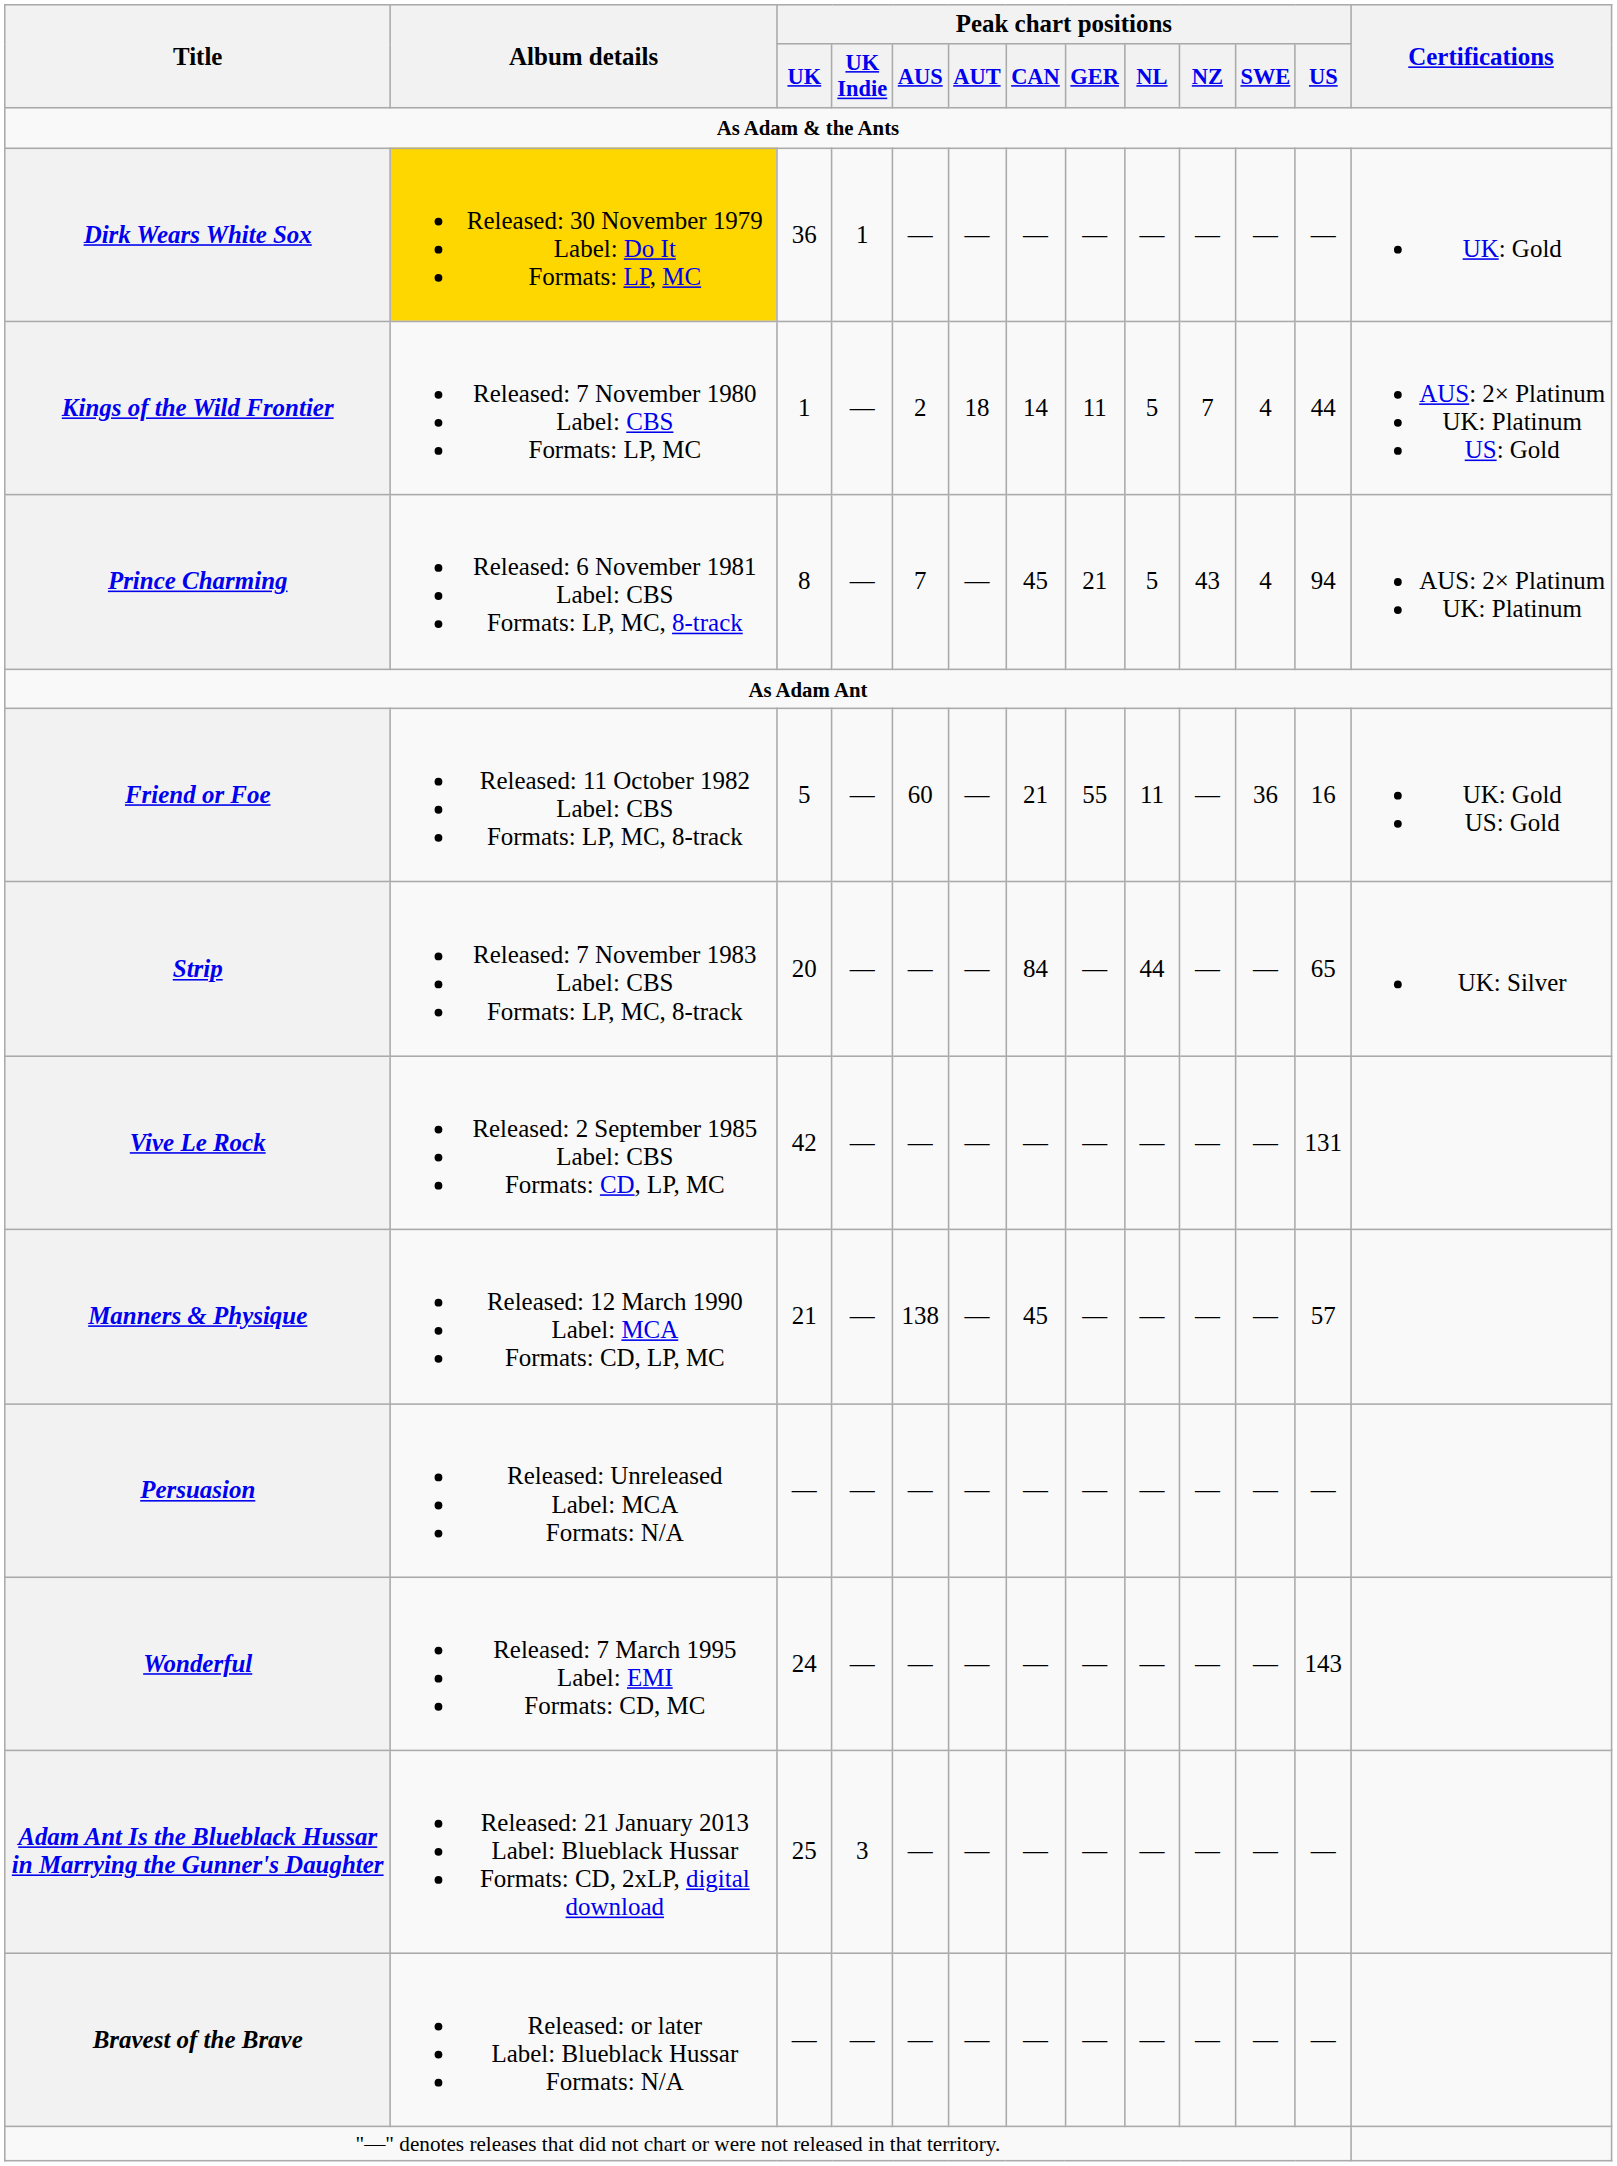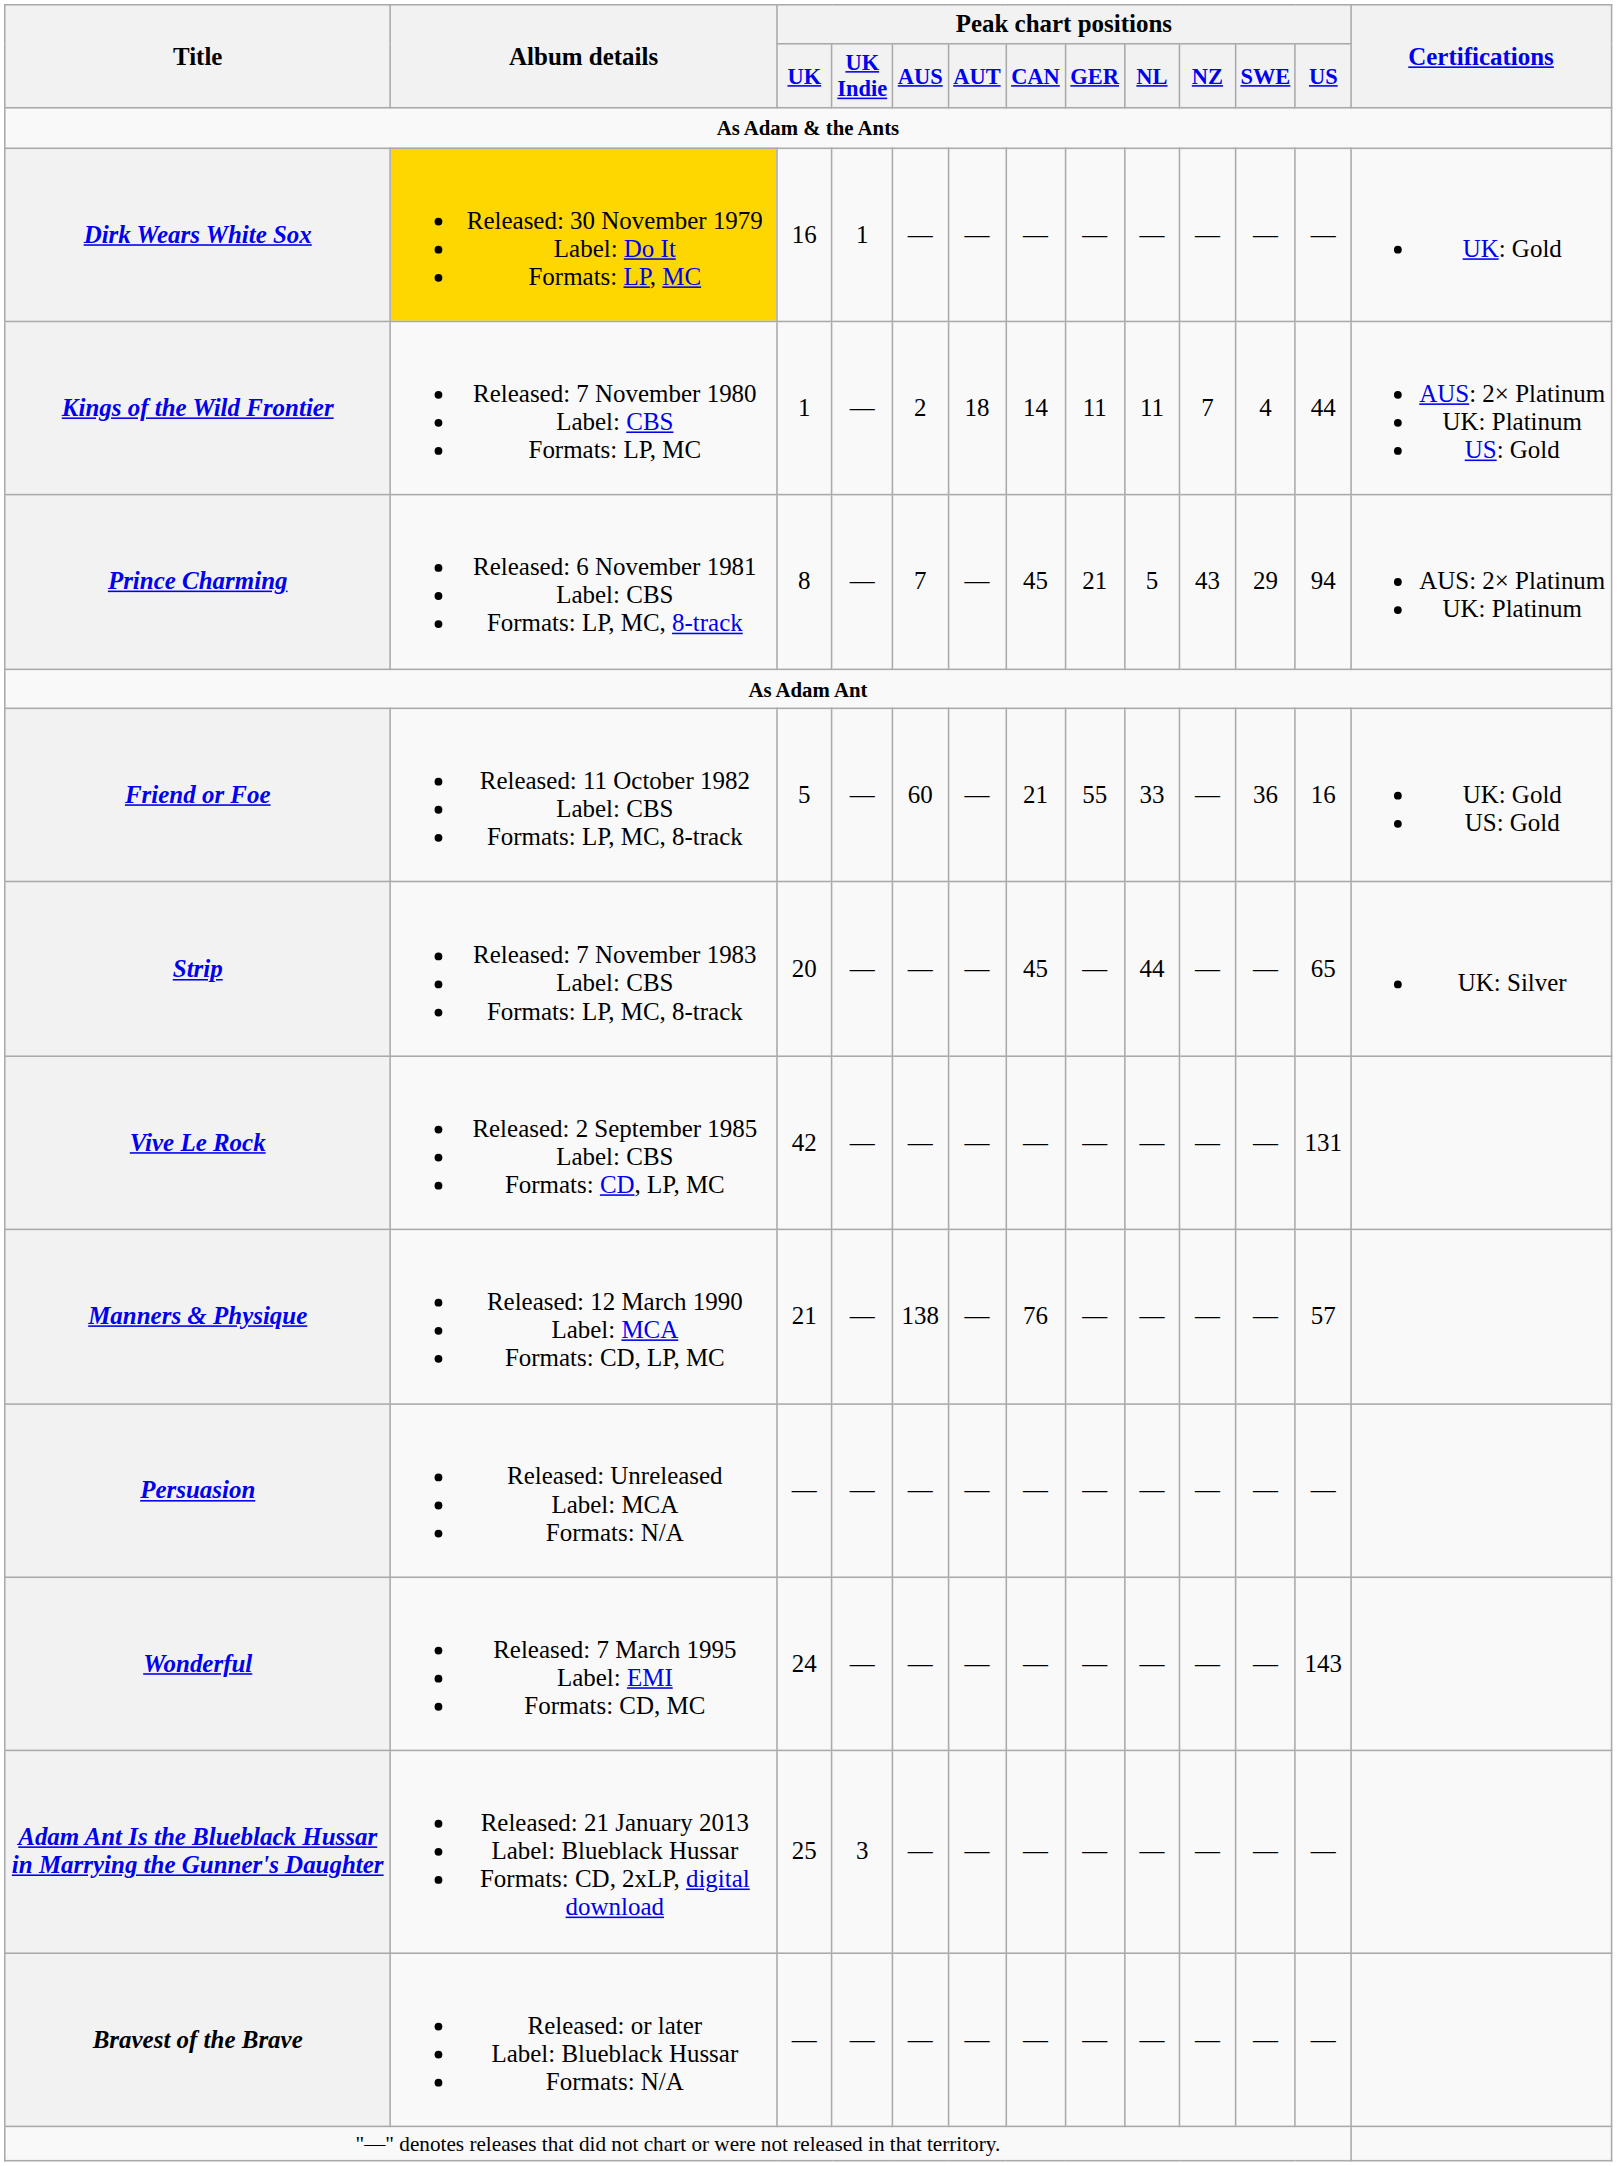(804, 234) 36 -> (804, 234) 16
(1152, 407) 5 -> (1152, 407) 11
(1265, 581) 4 -> (1265, 581) 29
(1152, 794) 11 -> (1152, 794) 33
(1035, 968) 84 -> (1035, 968) 45
(1035, 1316) 45 -> (1035, 1316) 76
